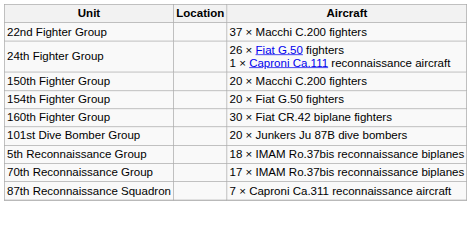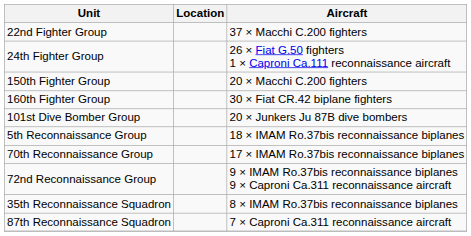- row: (59, 99)
+ row: (82, 179)
+ row: (89, 203)
